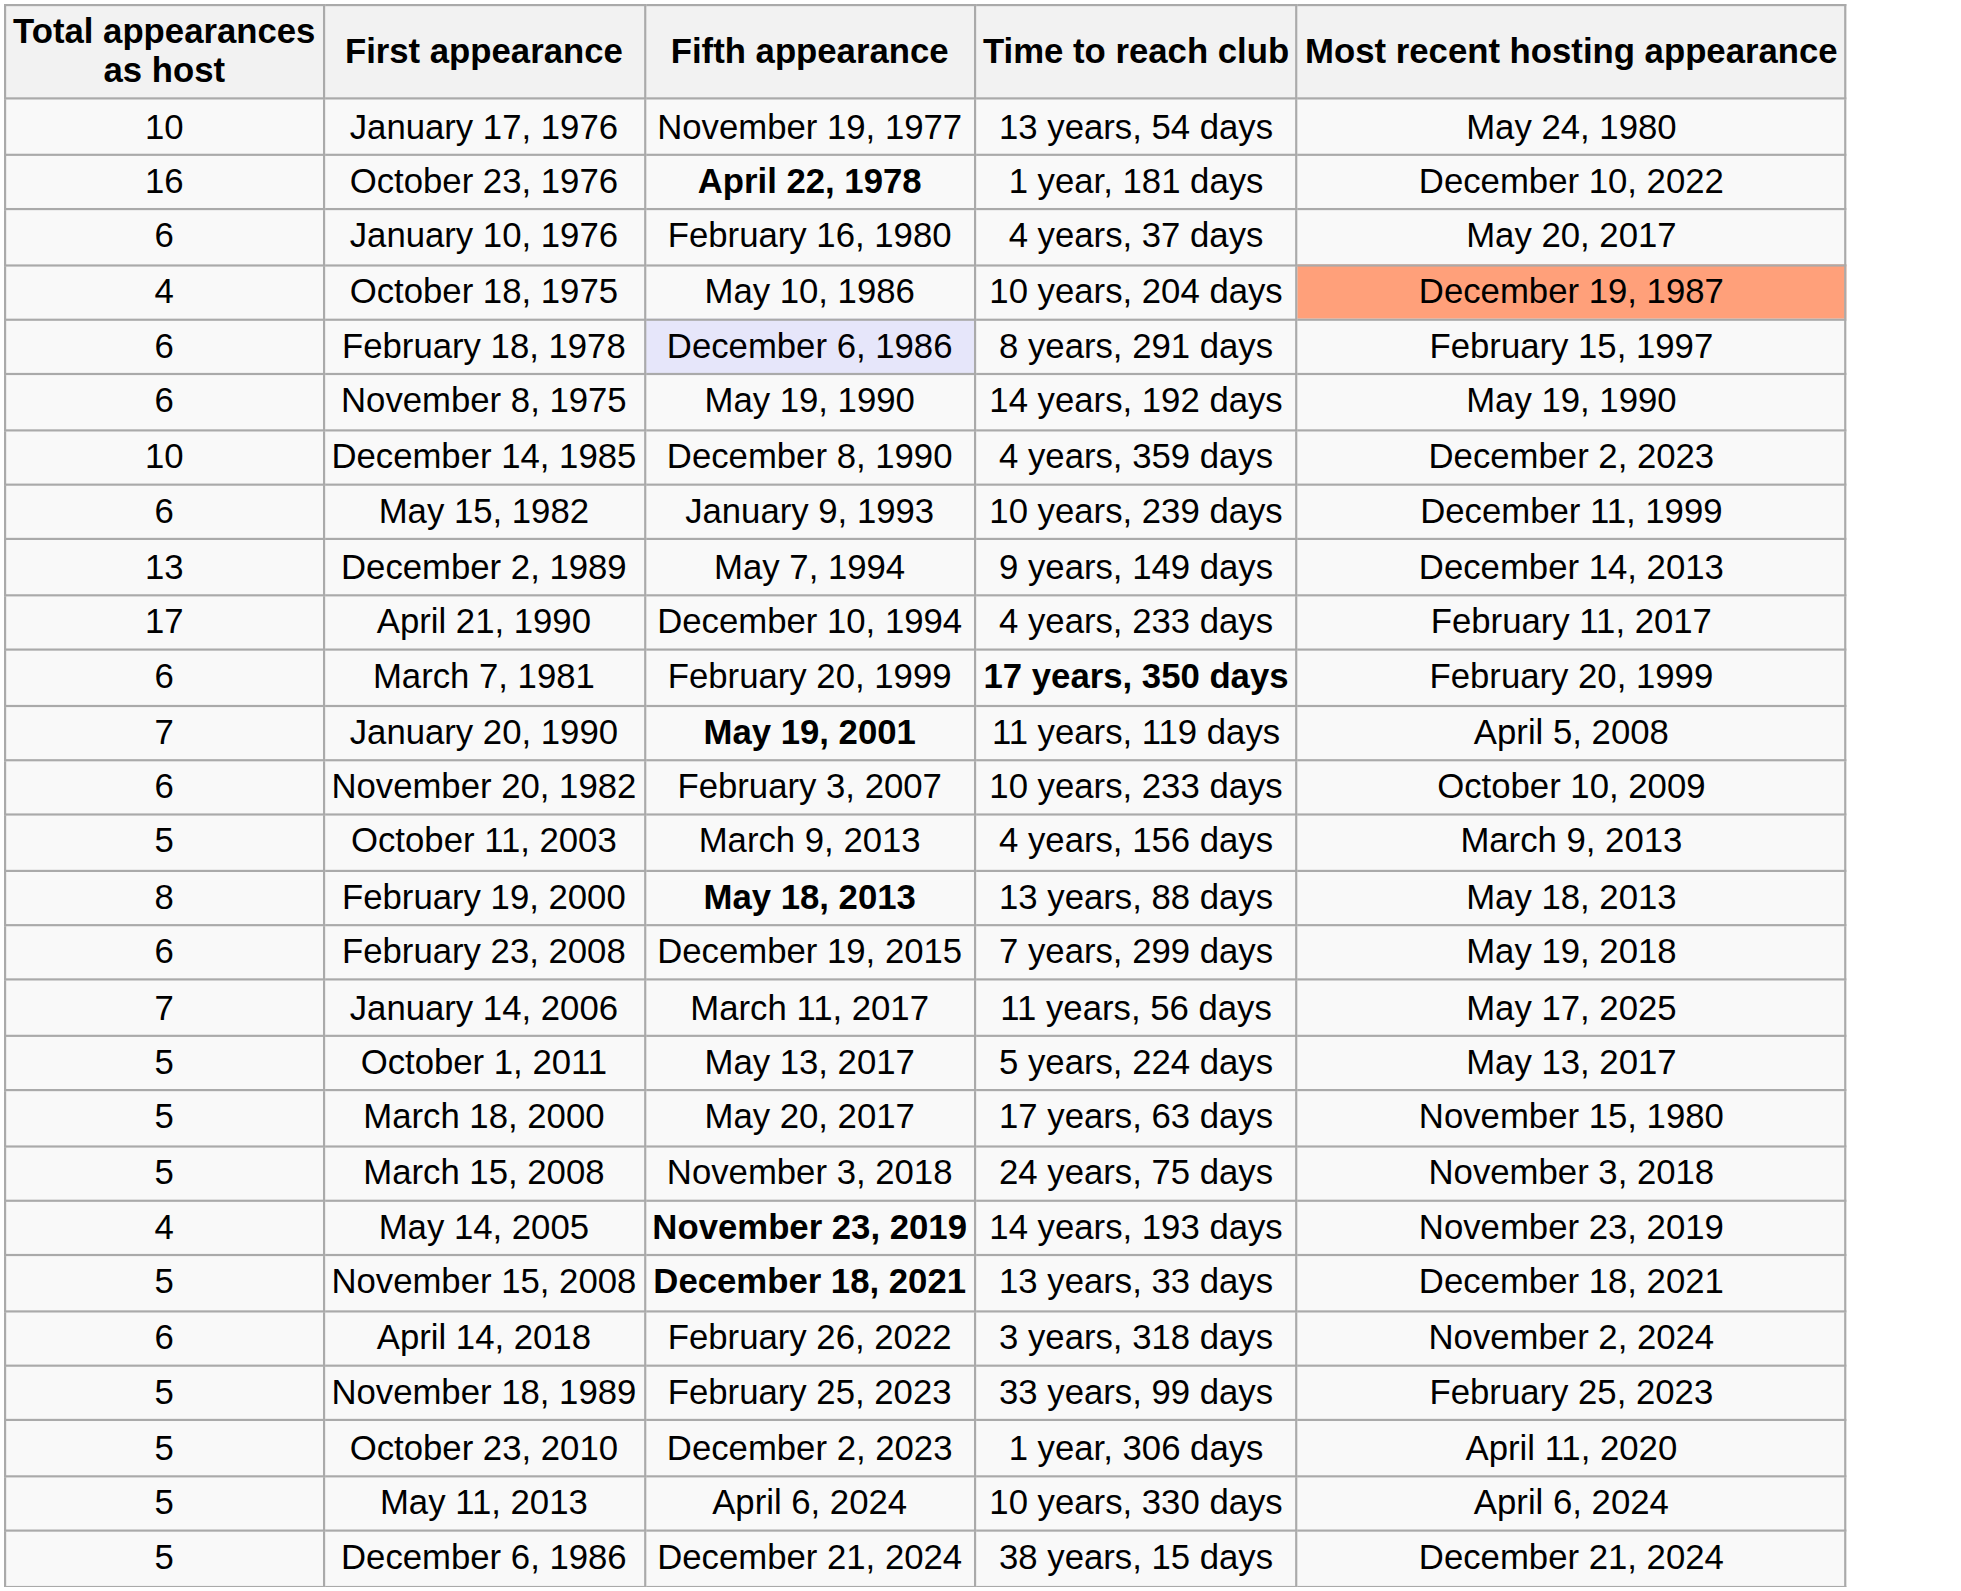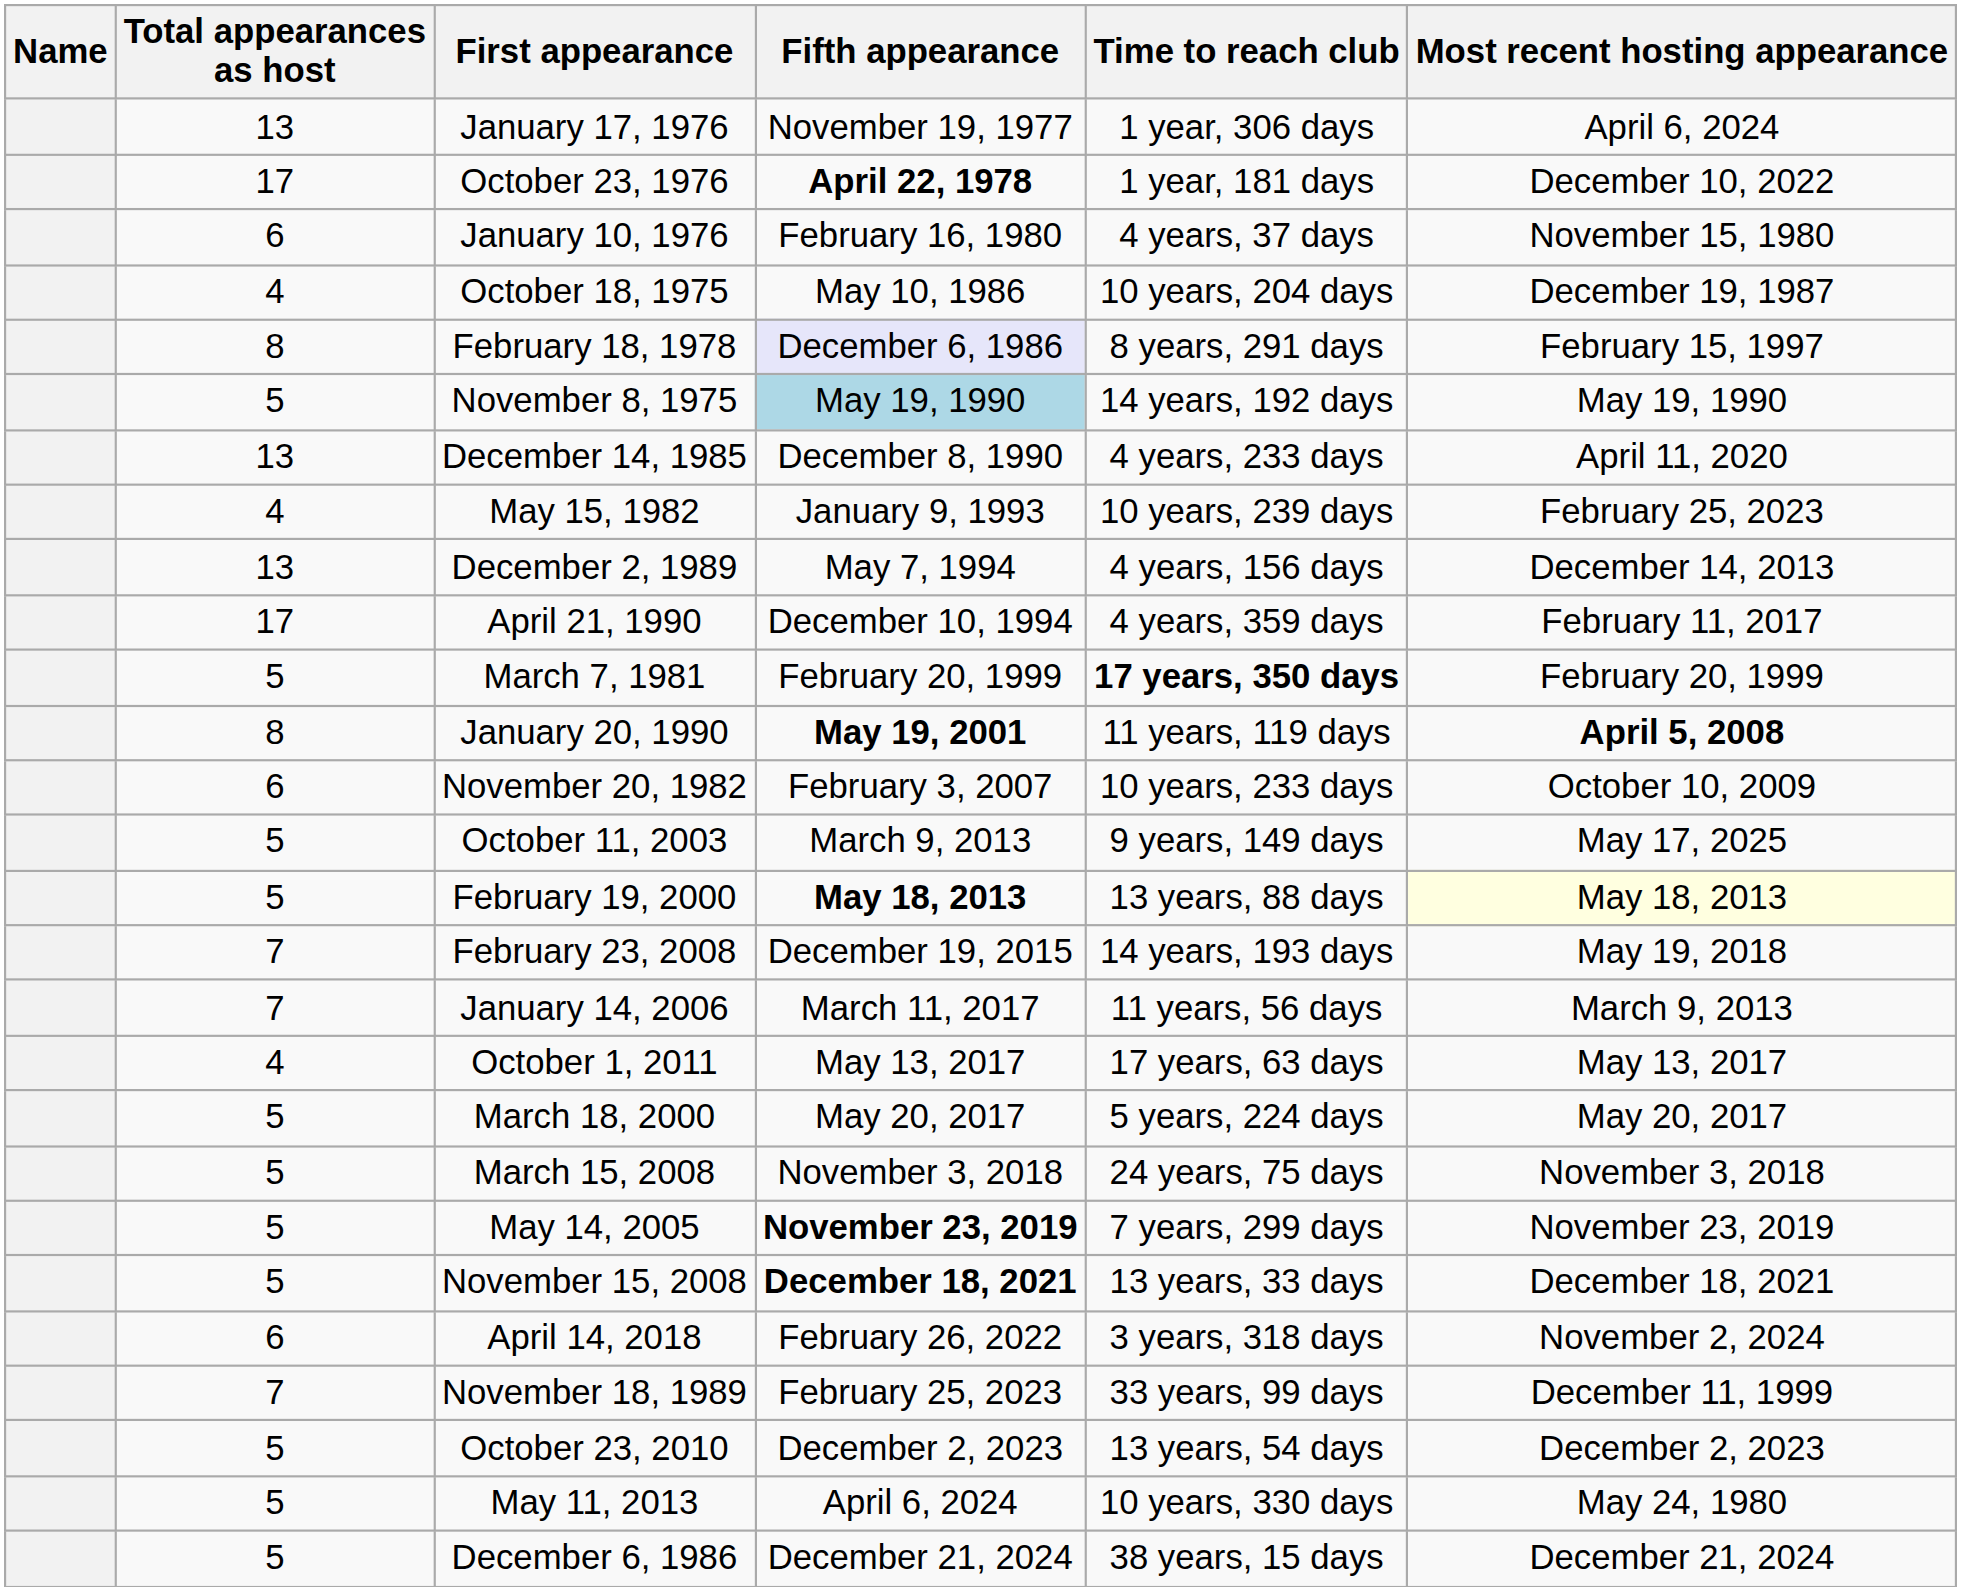+ column: (60, 51)
(164, 126) 10 -> (275, 126) 13
(1136, 126) 13 years, 54 days -> (1247, 126) 1 year, 306 days
(1571, 126) May 24, 1980 -> (1682, 126) April 6, 2024
(164, 181) 16 -> (275, 181) 17
(1571, 236) May 20, 2017 -> (1682, 236) November 15, 1980
(1571, 291) lightsalmon background -> (1682, 291) no background
(164, 346) 6 -> (275, 346) 8
(164, 401) 6 -> (275, 401) 5
(810, 401) no background -> (920, 401) lightblue background
(164, 456) 10 -> (275, 456) 13
(1136, 456) 4 years, 359 days -> (1247, 456) 4 years, 233 days
(1571, 456) December 2, 2023 -> (1682, 456) April 11, 2020
(164, 511) 6 -> (275, 511) 4
(1571, 511) December 11, 1999 -> (1682, 511) February 25, 2023
(1136, 566) 9 years, 149 days -> (1247, 566) 4 years, 156 days
(1136, 621) 4 years, 233 days -> (1247, 621) 4 years, 359 days
(164, 676) 6 -> (275, 676) 5
(164, 731) 7 -> (275, 731) 8
(1571, 731) normal -> (1682, 731) bold
(1136, 841) 4 years, 156 days -> (1247, 841) 9 years, 149 days
(1571, 841) March 9, 2013 -> (1682, 841) May 17, 2025
(164, 897) 8 -> (275, 897) 5
(1571, 897) no background -> (1682, 897) lightyellow background
(164, 952) 6 -> (275, 952) 7
(1136, 952) 7 years, 299 days -> (1247, 952) 14 years, 193 days
(1571, 1007) May 17, 2025 -> (1682, 1007) March 9, 2013
(164, 1062) 5 -> (275, 1062) 4
(1136, 1062) 5 years, 224 days -> (1247, 1062) 17 years, 63 days
(1136, 1117) 17 years, 63 days -> (1247, 1117) 5 years, 224 days
(1571, 1117) November 15, 1980 -> (1682, 1117) May 20, 2017
(164, 1227) 4 -> (275, 1227) 5
(1136, 1227) 14 years, 193 days -> (1247, 1227) 7 years, 299 days
(164, 1392) 5 -> (275, 1392) 7
(1571, 1392) February 25, 2023 -> (1682, 1392) December 11, 1999
(1136, 1447) 1 year, 306 days -> (1247, 1447) 13 years, 54 days
(1571, 1447) April 11, 2020 -> (1682, 1447) December 2, 2023
(1571, 1502) April 6, 2024 -> (1682, 1502) May 24, 1980
